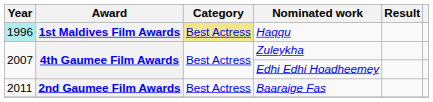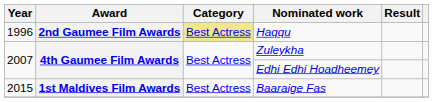(20, 32) paleturquoise background -> (20, 32) no background
(110, 32) 1st Maldives Film Awards -> (110, 32) 2nd Gaumee Film Awards
(20, 87) 2011 -> (20, 87) 2015
(110, 87) 2nd Gaumee Film Awards -> (110, 87) 1st Maldives Film Awards
